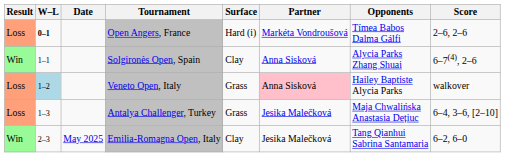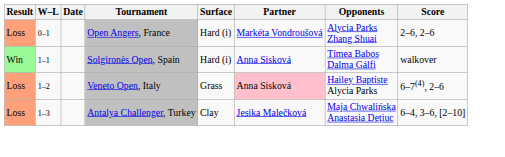(44, 33) bold -> (44, 33) normal
(378, 33) Tímea Babos Dalma Gálfi -> (352, 33) Alycia Parks Zhang Shuai
(234, 59) Clay -> (216, 59) Hard (i)
(377, 59) Alycia Parks Zhang Shuai -> (353, 59) Tímea Babos Dalma Gálfi
(455, 59) 6–7(4), 2–6 -> (418, 59) walkover
(44, 86) lightblue background -> (44, 86) no background
(451, 86) walkover -> (422, 86) 6–7(4), 2–6
(236, 112) Grass -> (209, 112) Clay
- row: (164, 139)
